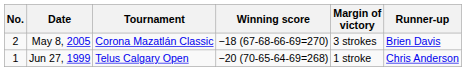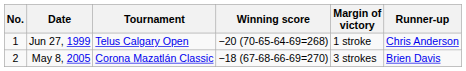rows swapped: (60, 59) <-> (61, 42)
